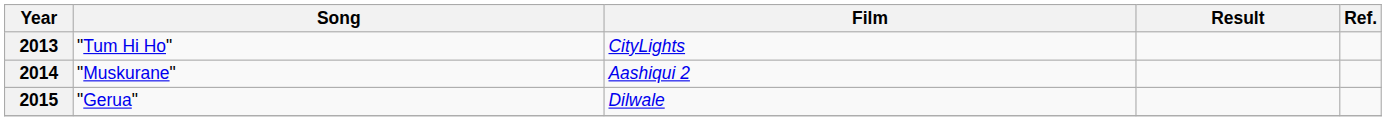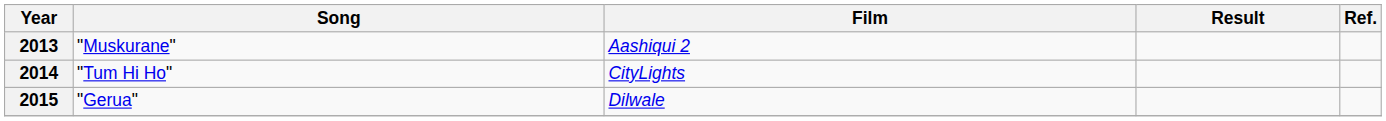(125, 45) "Tum Hi Ho" -> (126, 45) "Muskurane"
(647, 45) CityLights -> (649, 45) Aashiqui 2
(126, 73) "Muskurane" -> (125, 73) "Tum Hi Ho"
(649, 73) Aashiqui 2 -> (647, 73) CityLights
